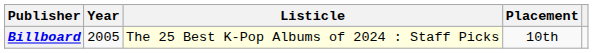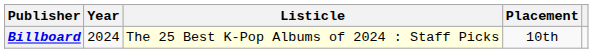(103, 38) 2005 -> (103, 38) 2024
